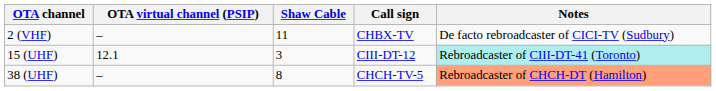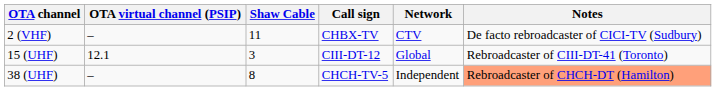+ column: (428, 14)
(540, 55) paleturquoise background -> (567, 55) no background
